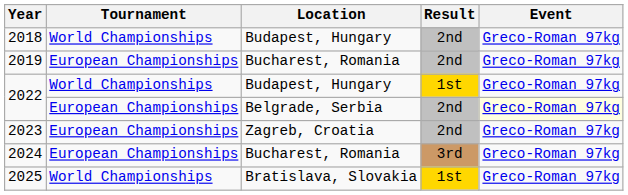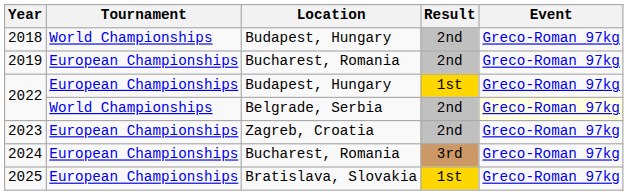(131, 86) World Championships -> (144, 86) European Championships
(144, 109) European Championships -> (131, 109) World Championships
(131, 178) World Championships -> (144, 178) European Championships
